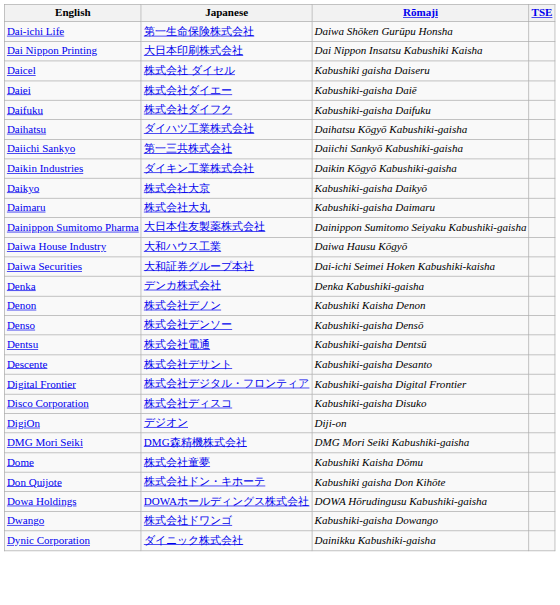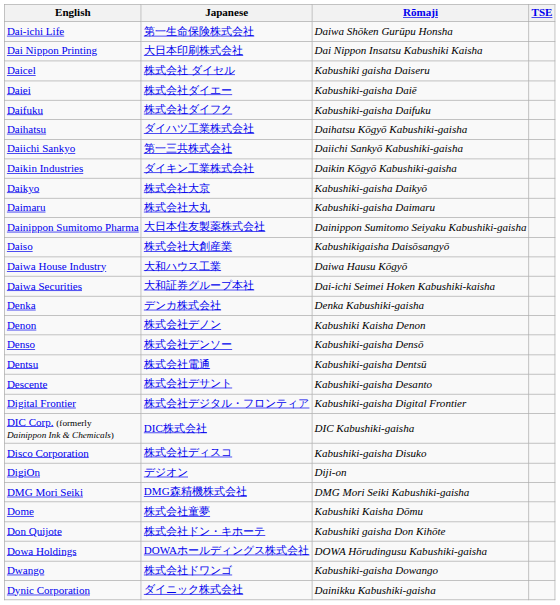+ row: (20, 247)
+ row: (60, 428)
